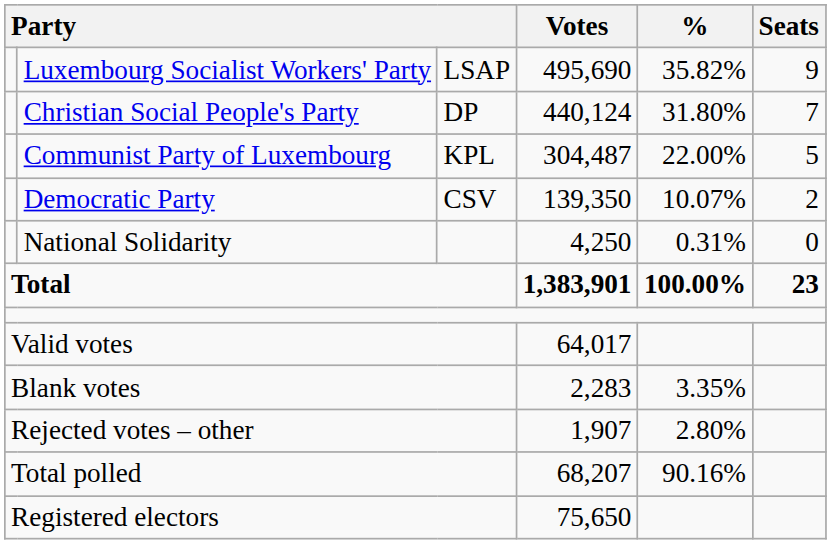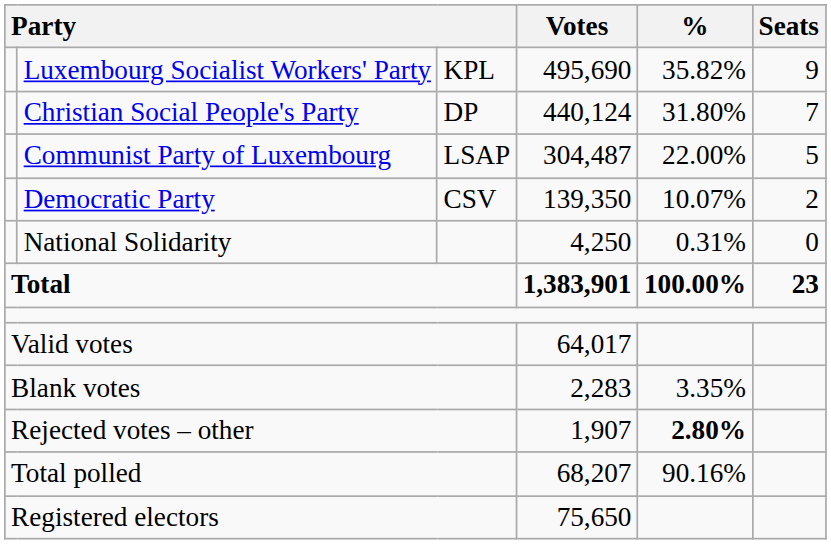(477, 69) LSAP -> (469, 69) KPL
(469, 155) KPL -> (477, 155) LSAP
(711, 430) normal -> (709, 430) bold
